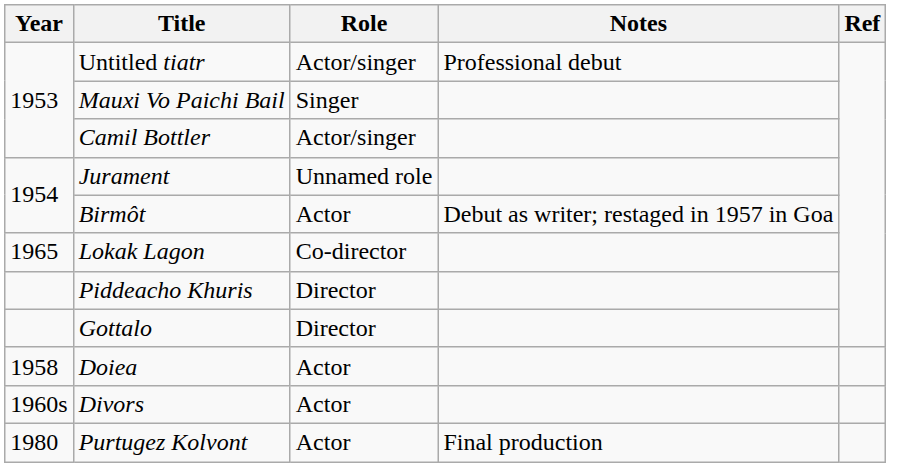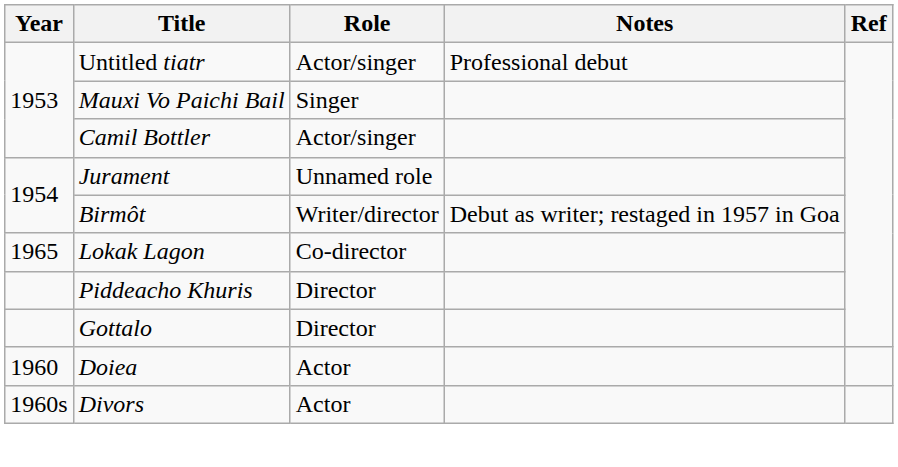(323, 213) Actor -> (367, 213) Writer/director
(34, 366) 1958 -> (34, 366) 1960
- row: (163, 442)
